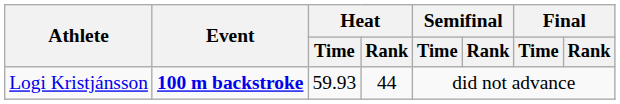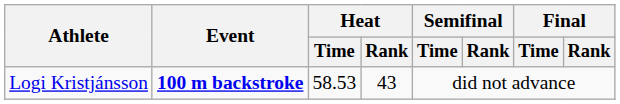(334, 83) 59.93 -> (334, 83) 58.53
(387, 83) 44 -> (387, 83) 43
